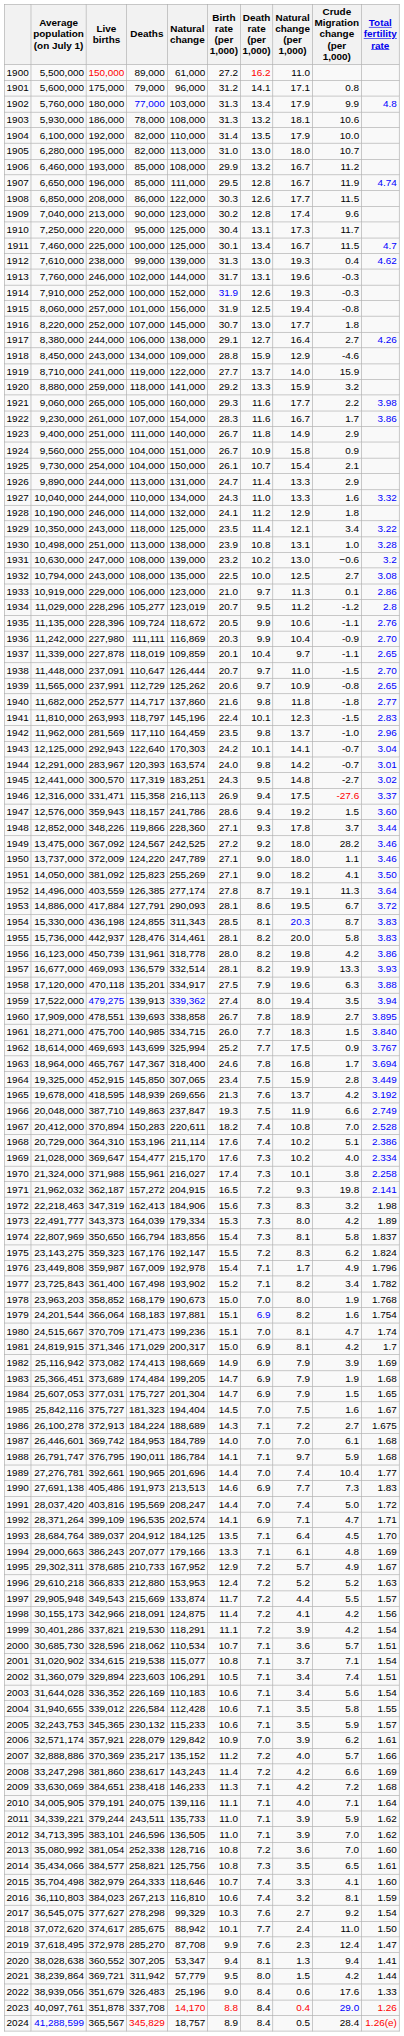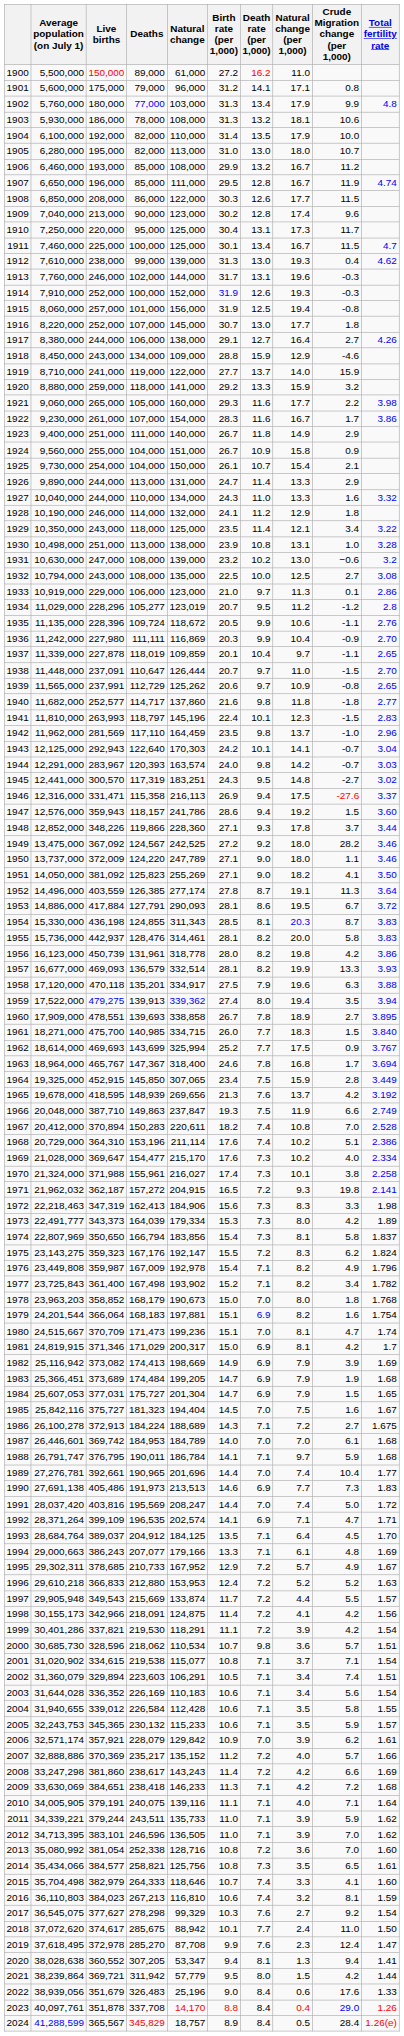(387, 764) 3.01 -> (387, 764) 3.03
(352, 1205) 3.2 -> (352, 1205) 3.3
(303, 1268) 1.7 -> (303, 1268) 8.2
(352, 1299) 1.9 -> (352, 1299) 1.8
(264, 1645) 7.1 -> (264, 1645) 9.8
